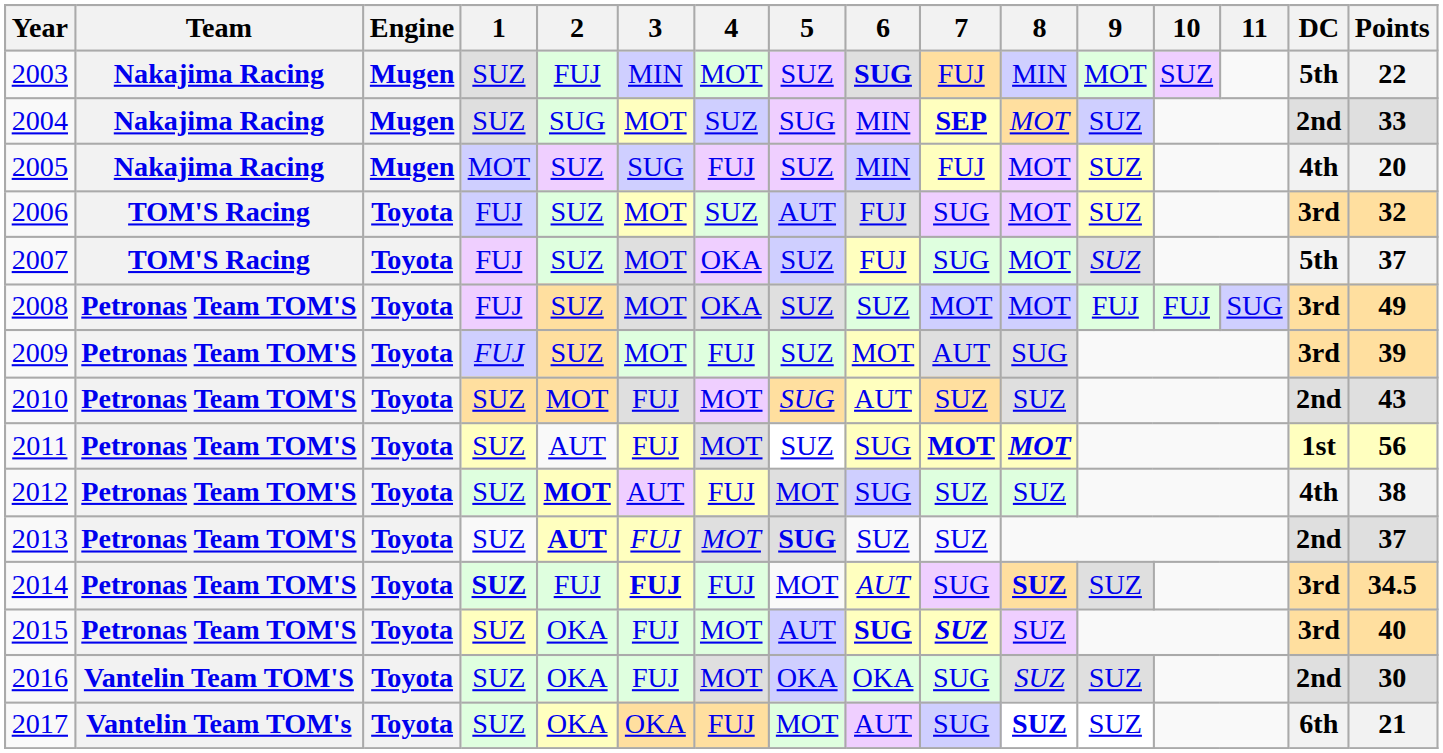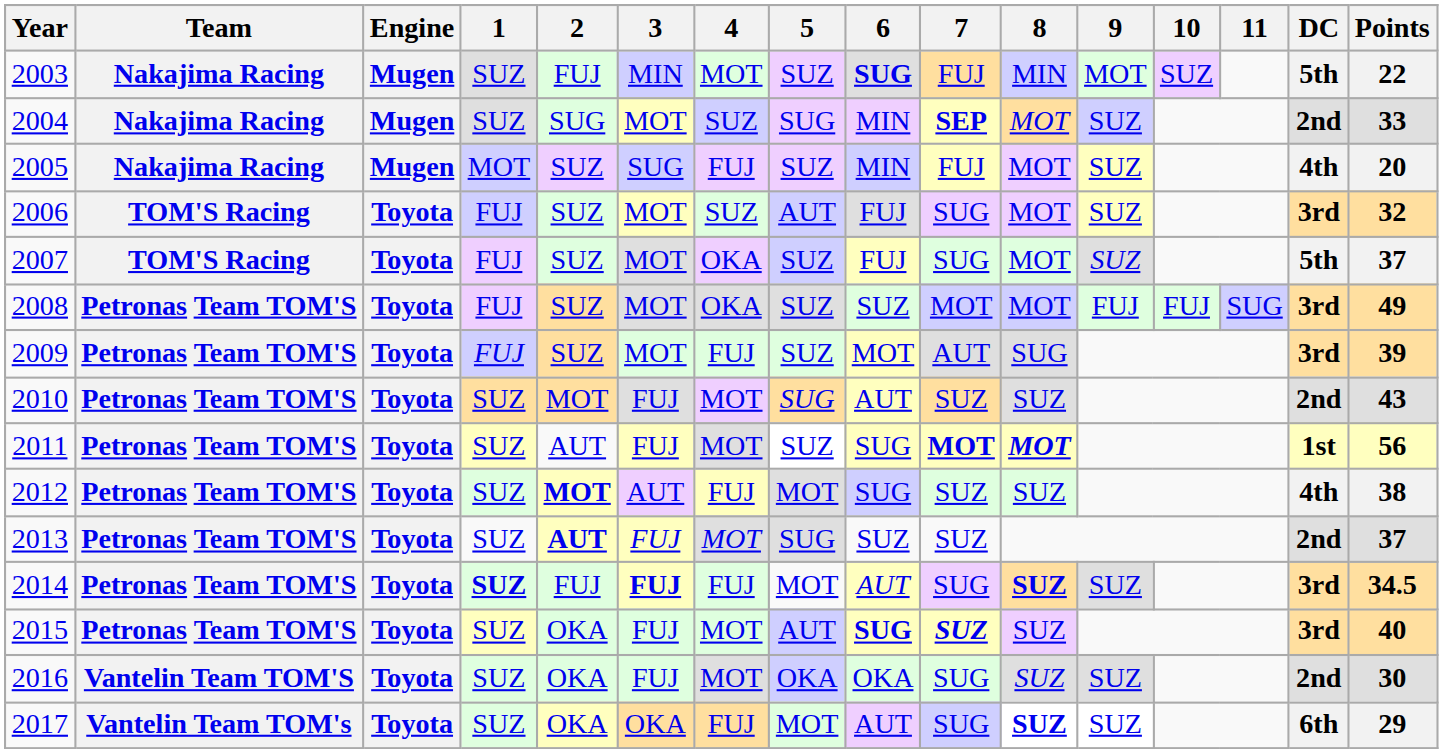(807, 538) bold -> (807, 538) normal
(1392, 724) 21 -> (1392, 724) 29
